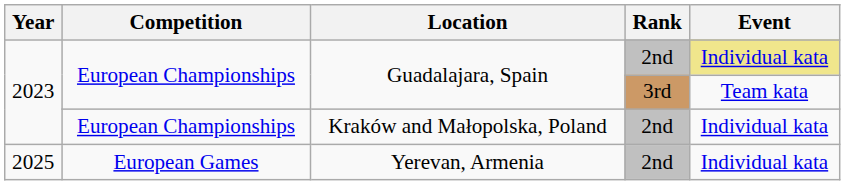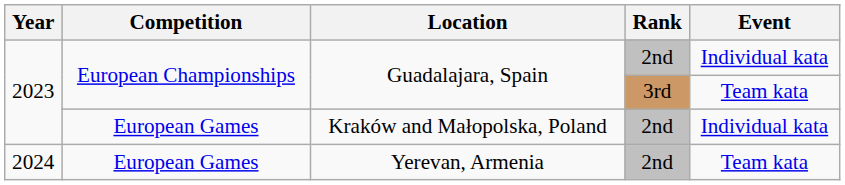(764, 57) khaki background -> (764, 57) no background
(186, 127) European Championships -> (186, 127) European Games
(33, 161) 2025 -> (33, 161) 2024
(764, 161) Individual kata -> (764, 161) Team kata
